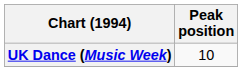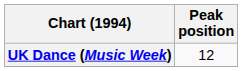(206, 54) 10 -> (206, 54) 12
